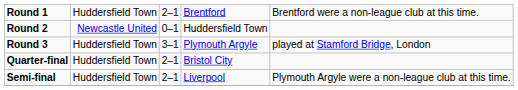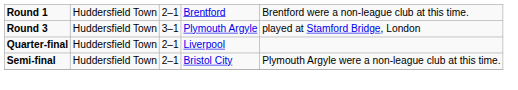- row: (27, 28)
(208, 61) Bristol City -> (204, 45) Liverpool
(204, 77) Liverpool -> (208, 61) Bristol City
